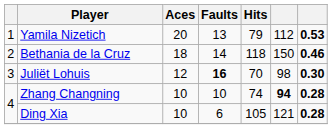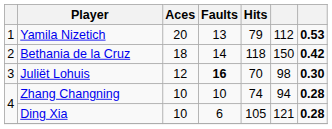(312, 54) 0.46 -> (312, 54) 0.42
(284, 94) bold -> (284, 94) normal
